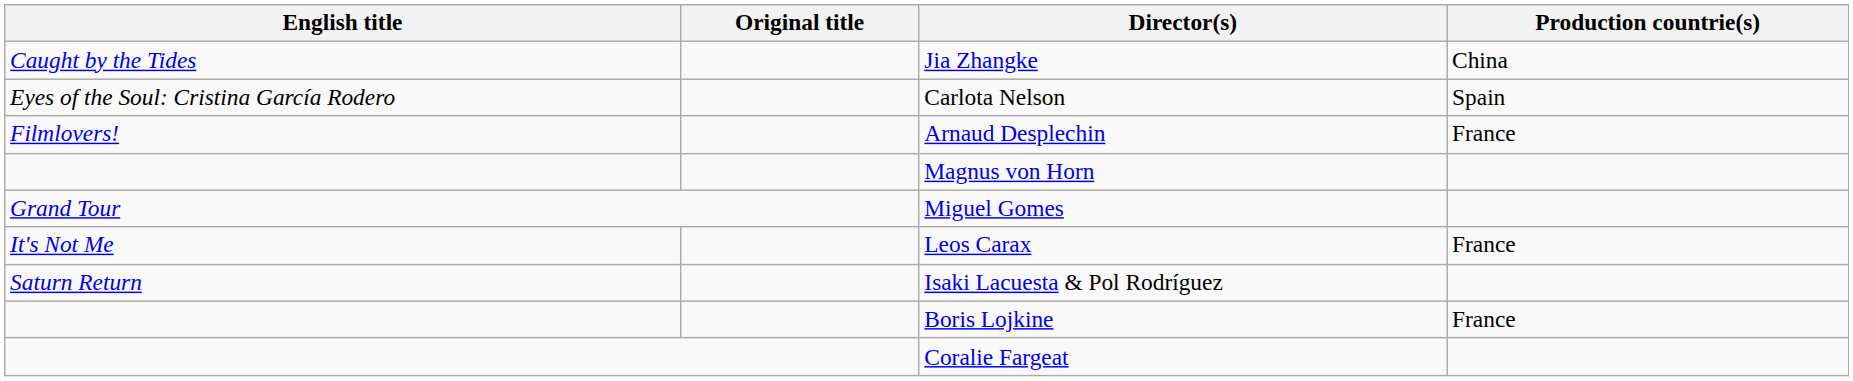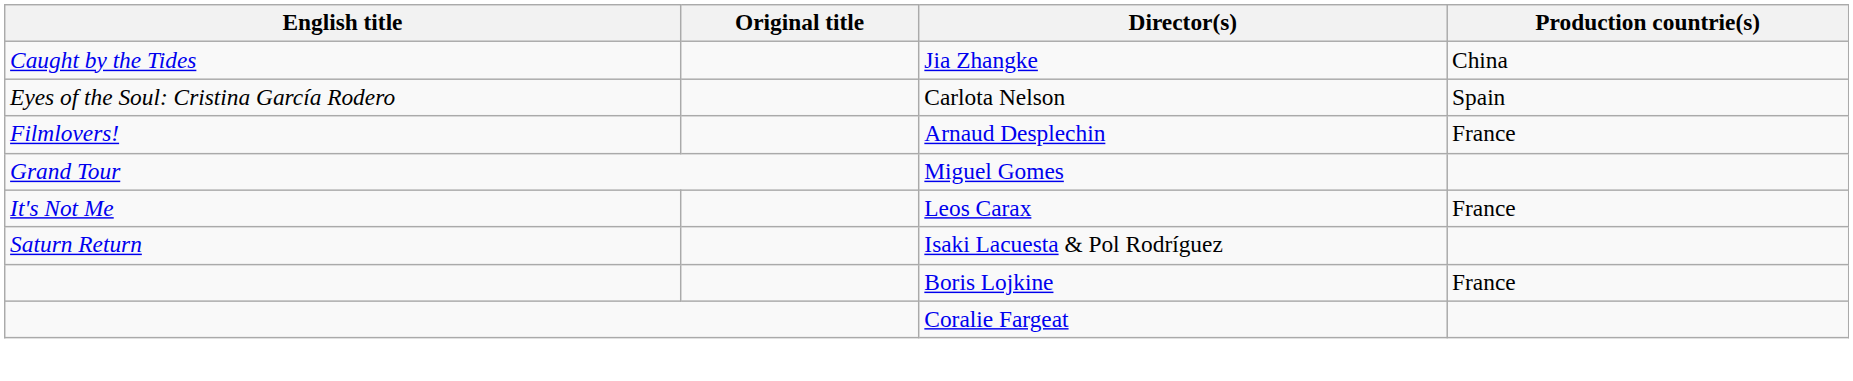- row: (1009, 171)
